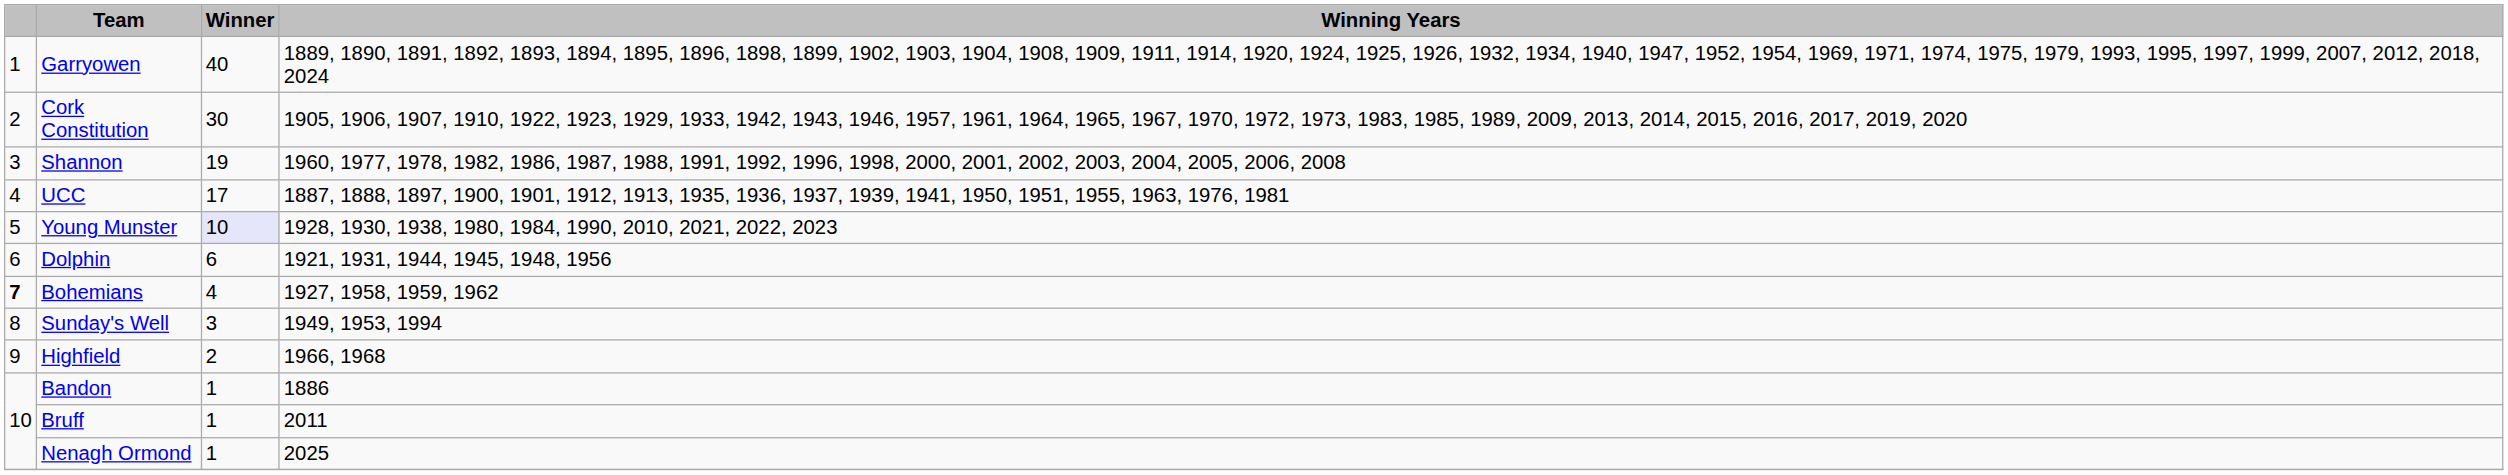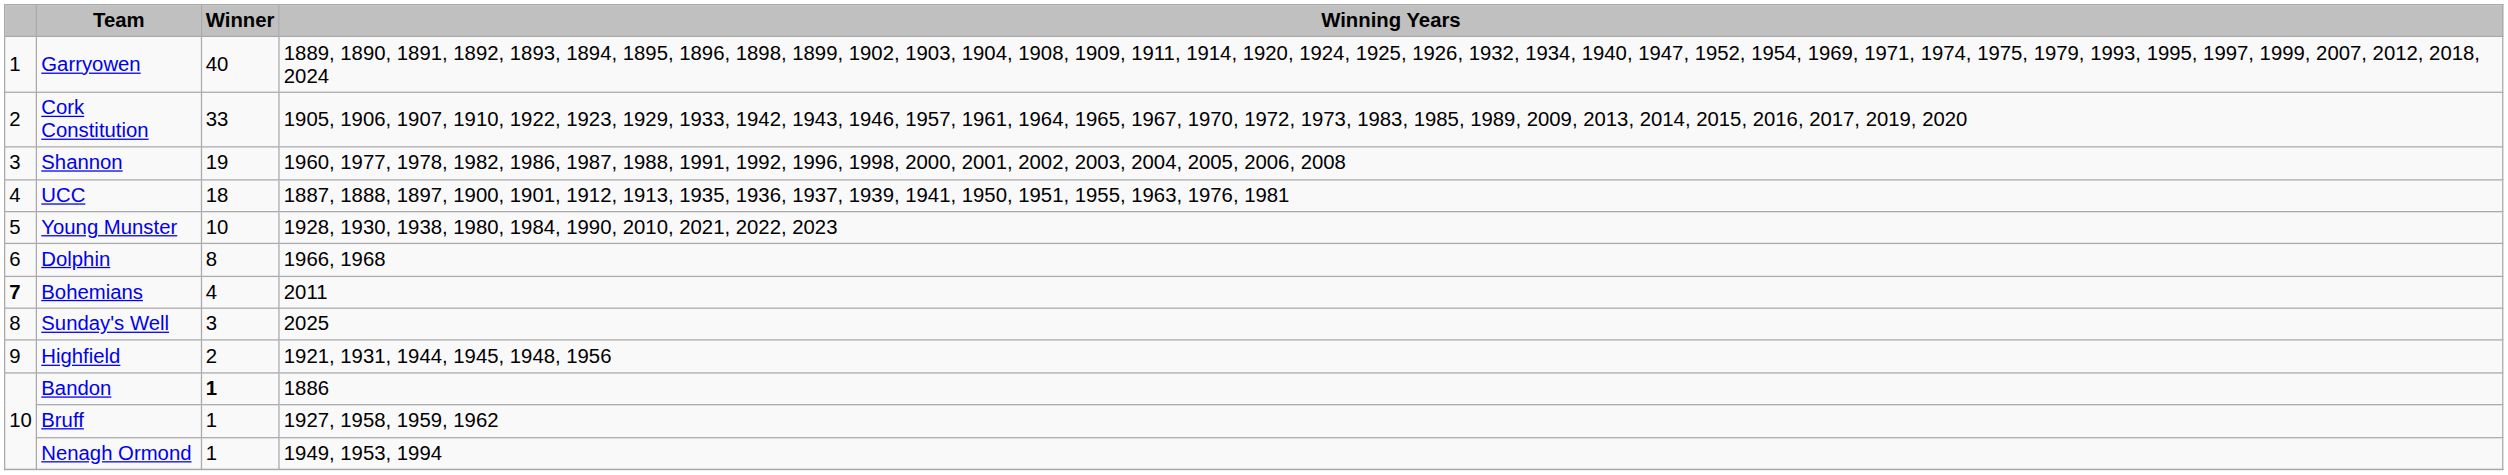(217, 119) 30 -> (217, 119) 33
(217, 195) 17 -> (217, 195) 18
(217, 227) lavender background -> (217, 227) no background
(211, 259) 6 -> (211, 259) 8
(448, 259) 1921, 1931, 1944, 1945, 1948, 1956 -> (335, 259) 1966, 1968
(391, 291) 1927, 1958, 1959, 1962 -> (306, 291) 2011
(363, 324) 1949, 1953, 1994 -> (306, 324) 2025
(335, 356) 1966, 1968 -> (448, 356) 1921, 1931, 1944, 1945, 1948, 1956
(211, 388) normal -> (211, 388) bold
(306, 420) 2011 -> (391, 420) 1927, 1958, 1959, 1962
(306, 453) 2025 -> (363, 453) 1949, 1953, 1994
